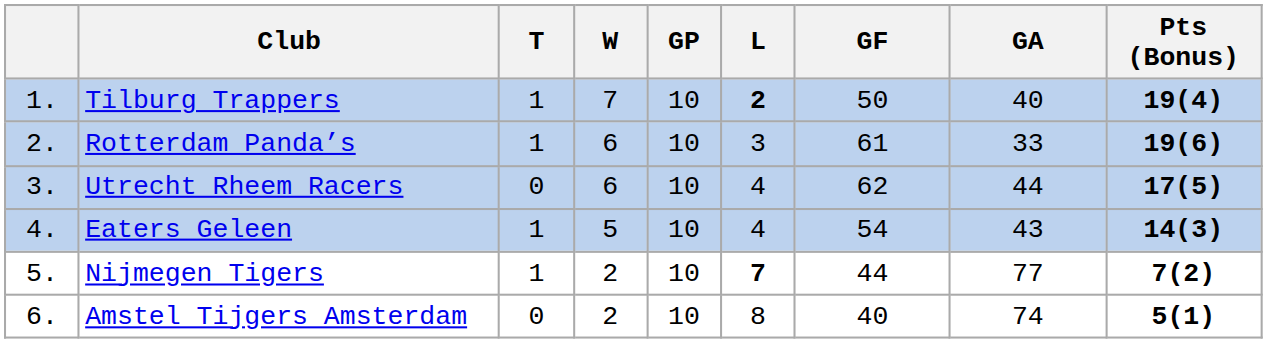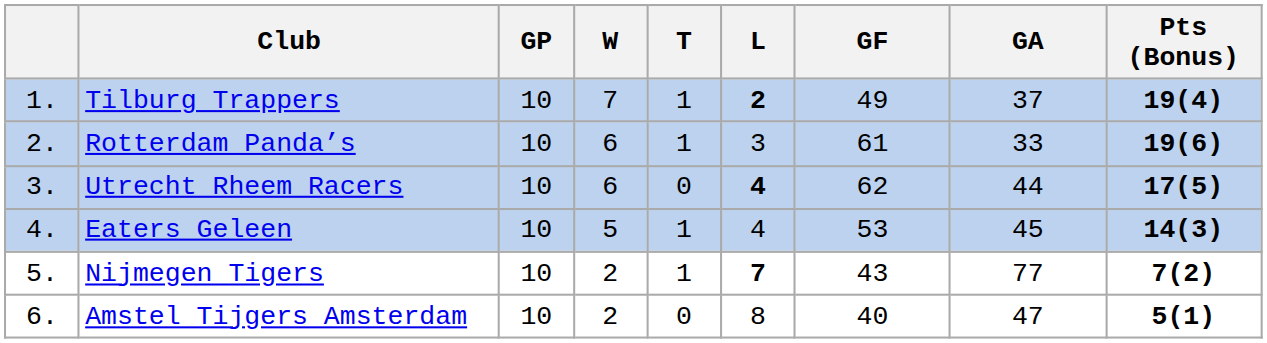columns swapped: (684, 42) <-> (536, 42)
(872, 100) 50 -> (872, 100) 49
(1028, 100) 40 -> (1028, 100) 37
(758, 187) normal -> (758, 187) bold
(872, 230) 54 -> (872, 230) 53
(1028, 230) 43 -> (1028, 230) 45
(872, 273) 44 -> (872, 273) 43
(1028, 317) 74 -> (1028, 317) 47
